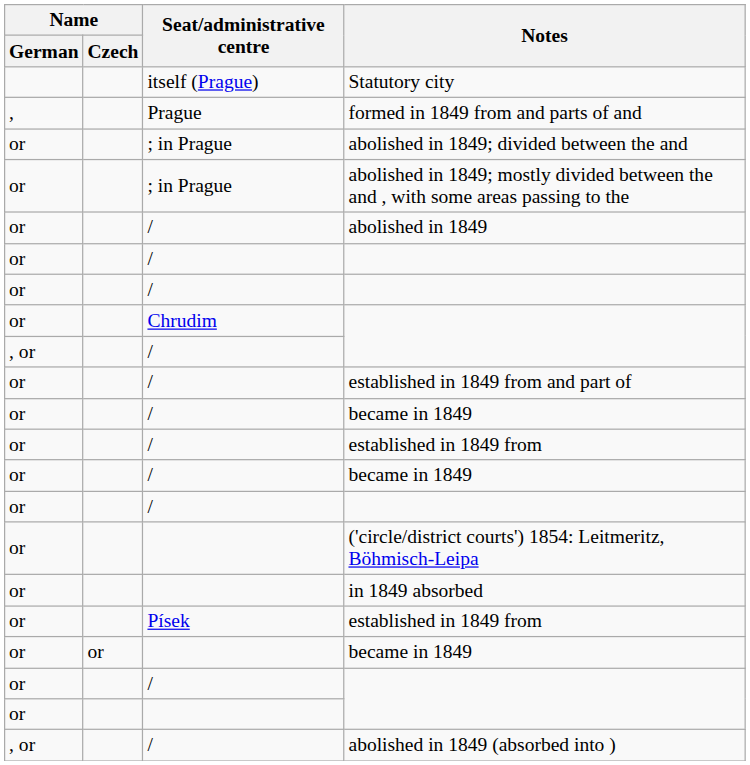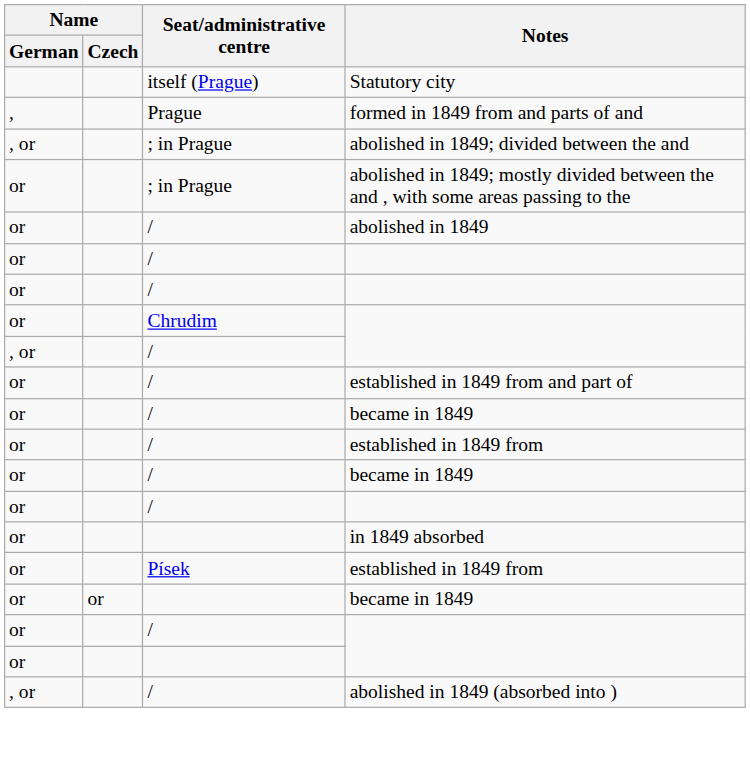(17, 143) or -> (22, 143) , or
- row: (243, 548)
